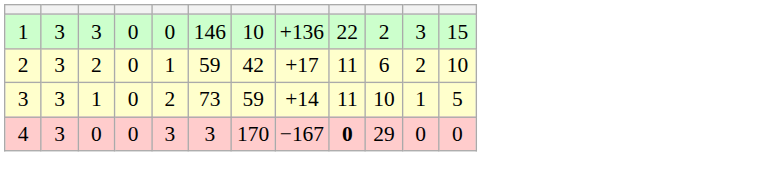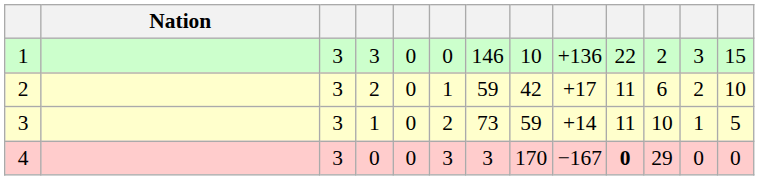+ column: (180, 21)
